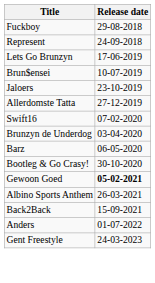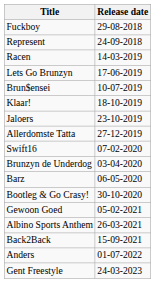+ row: (19, 57)
+ row: (19, 103)
(120, 179) bold -> (120, 210) normal
